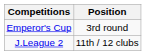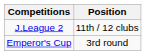rows swapped: (39, 43) <-> (39, 27)
